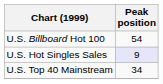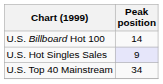(137, 39) 54 -> (137, 39) 14
